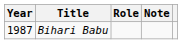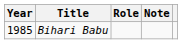(20, 30) 1987 -> (20, 30) 1985
